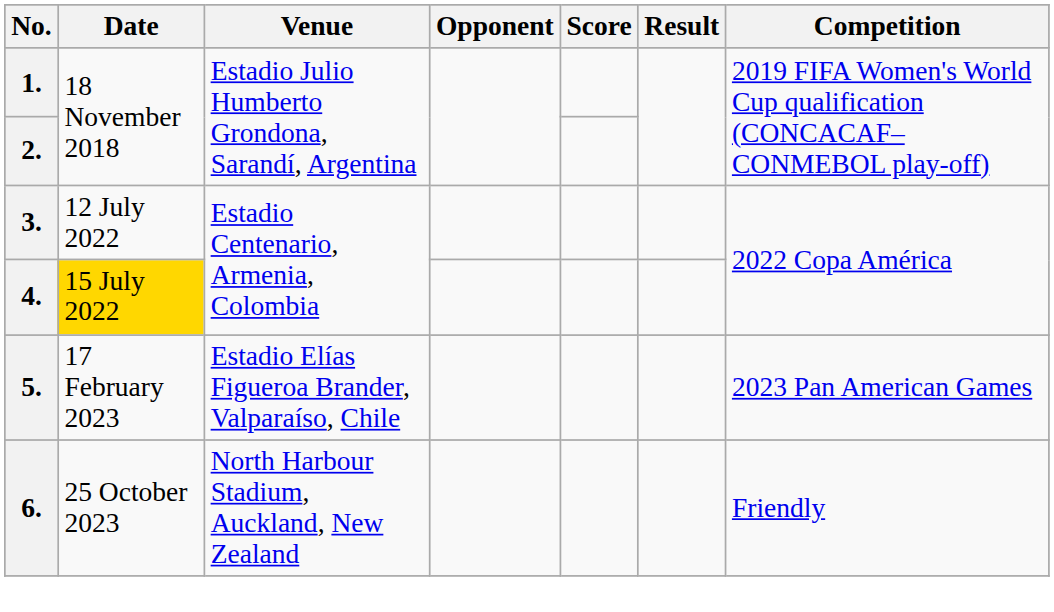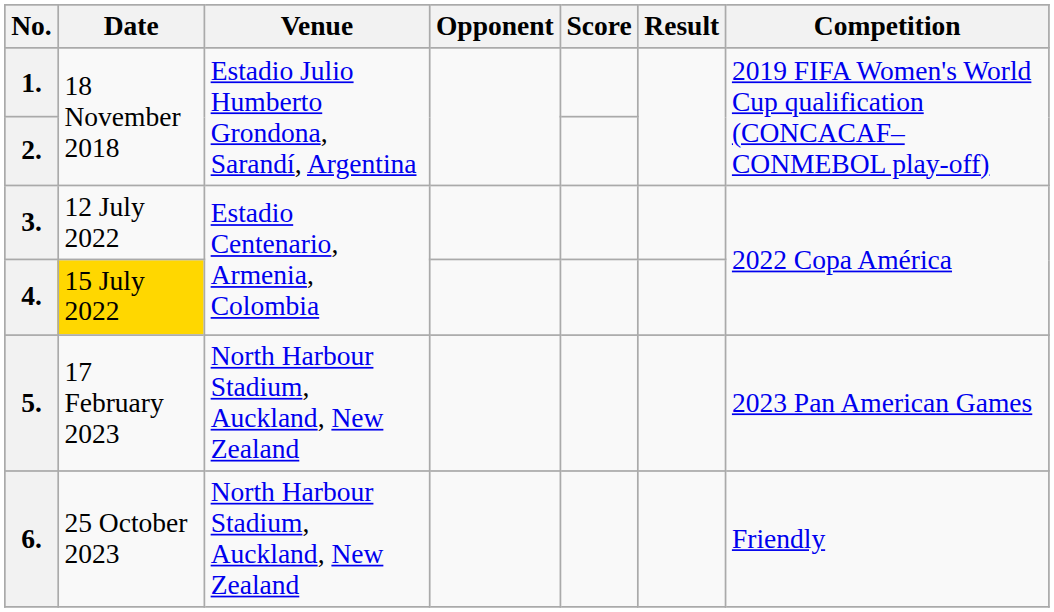(310, 386) Estadio Elías Figueroa Brander, Valparaíso, Chile -> (297, 402) North Harbour Stadium, Auckland, New Zealand
